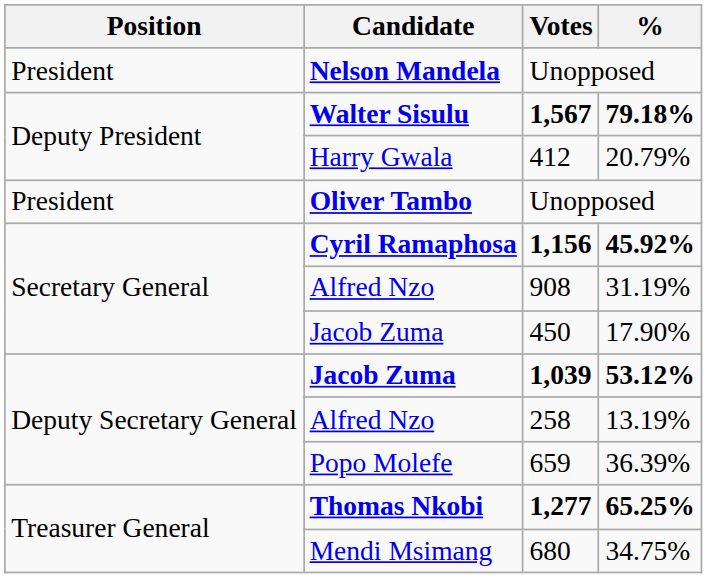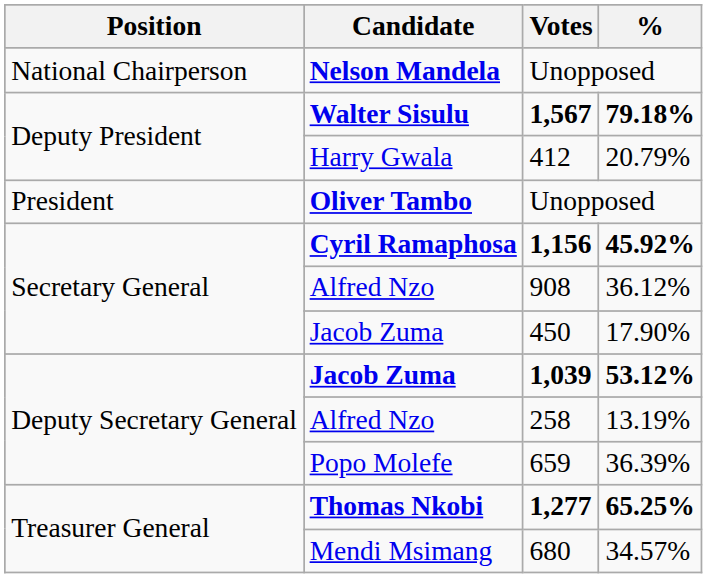(62, 69) President -> (129, 69) National Chairperson
(648, 288) 31.19% -> (648, 288) 36.12%
(648, 550) 34.75% -> (648, 550) 34.57%
